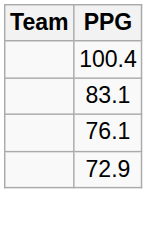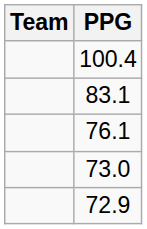+ row: (108, 168)
